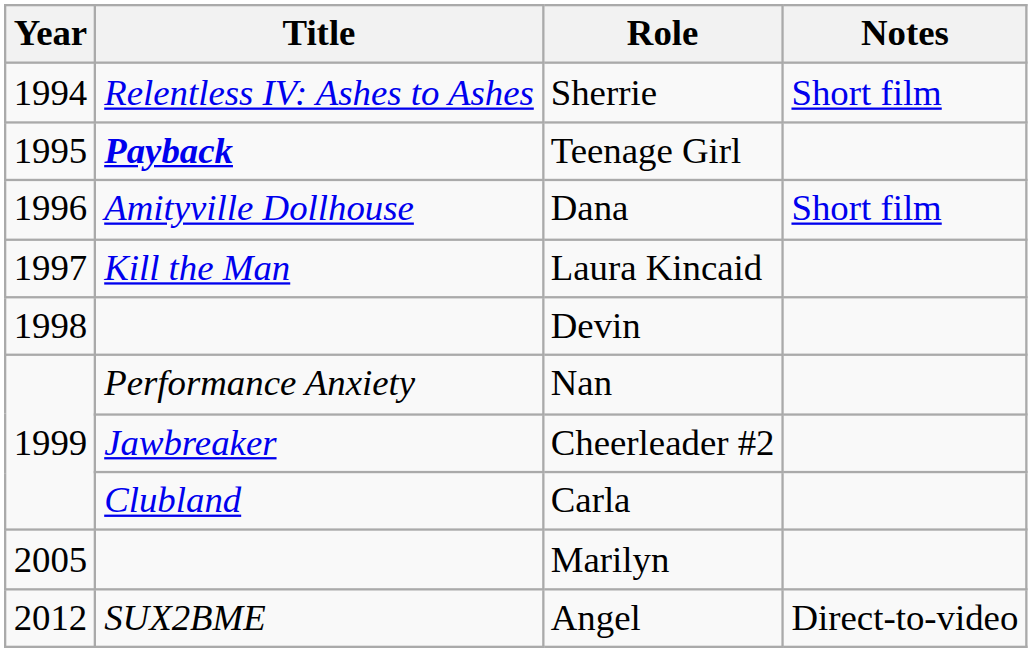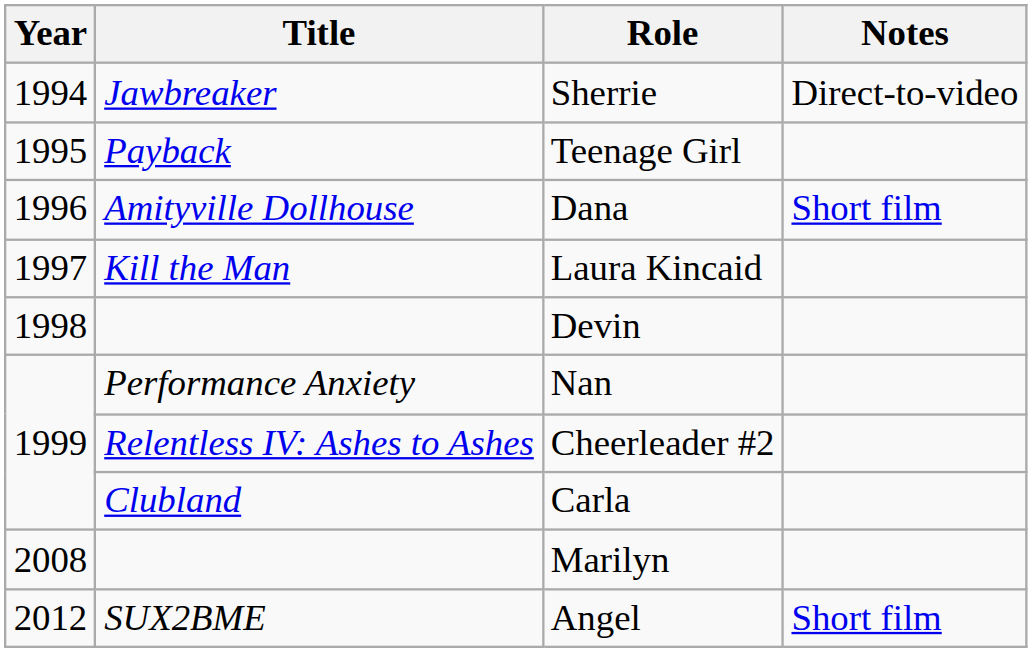(319, 92) Relentless IV: Ashes to Ashes -> (190, 92) Jawbreaker
(867, 92) Short film -> (905, 92) Direct-to-video
(169, 150) bold -> (168, 150) normal
(190, 442) Jawbreaker -> (319, 442) Relentless IV: Ashes to Ashes
(50, 558) 2005 -> (50, 558) 2008
(905, 617) Direct-to-video -> (867, 617) Short film
